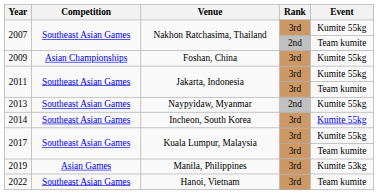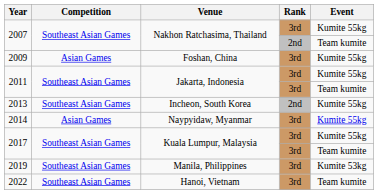(86, 58) Asian Championships -> (86, 58) Asian Games
(210, 105) Naypyidaw, Myanmar -> (210, 105) Incheon, South Korea
(86, 120) Southeast Asian Games -> (86, 120) Asian Games
(210, 120) Incheon, South Korea -> (210, 120) Naypyidaw, Myanmar
(86, 166) Asian Games -> (86, 166) Southeast Asian Games
